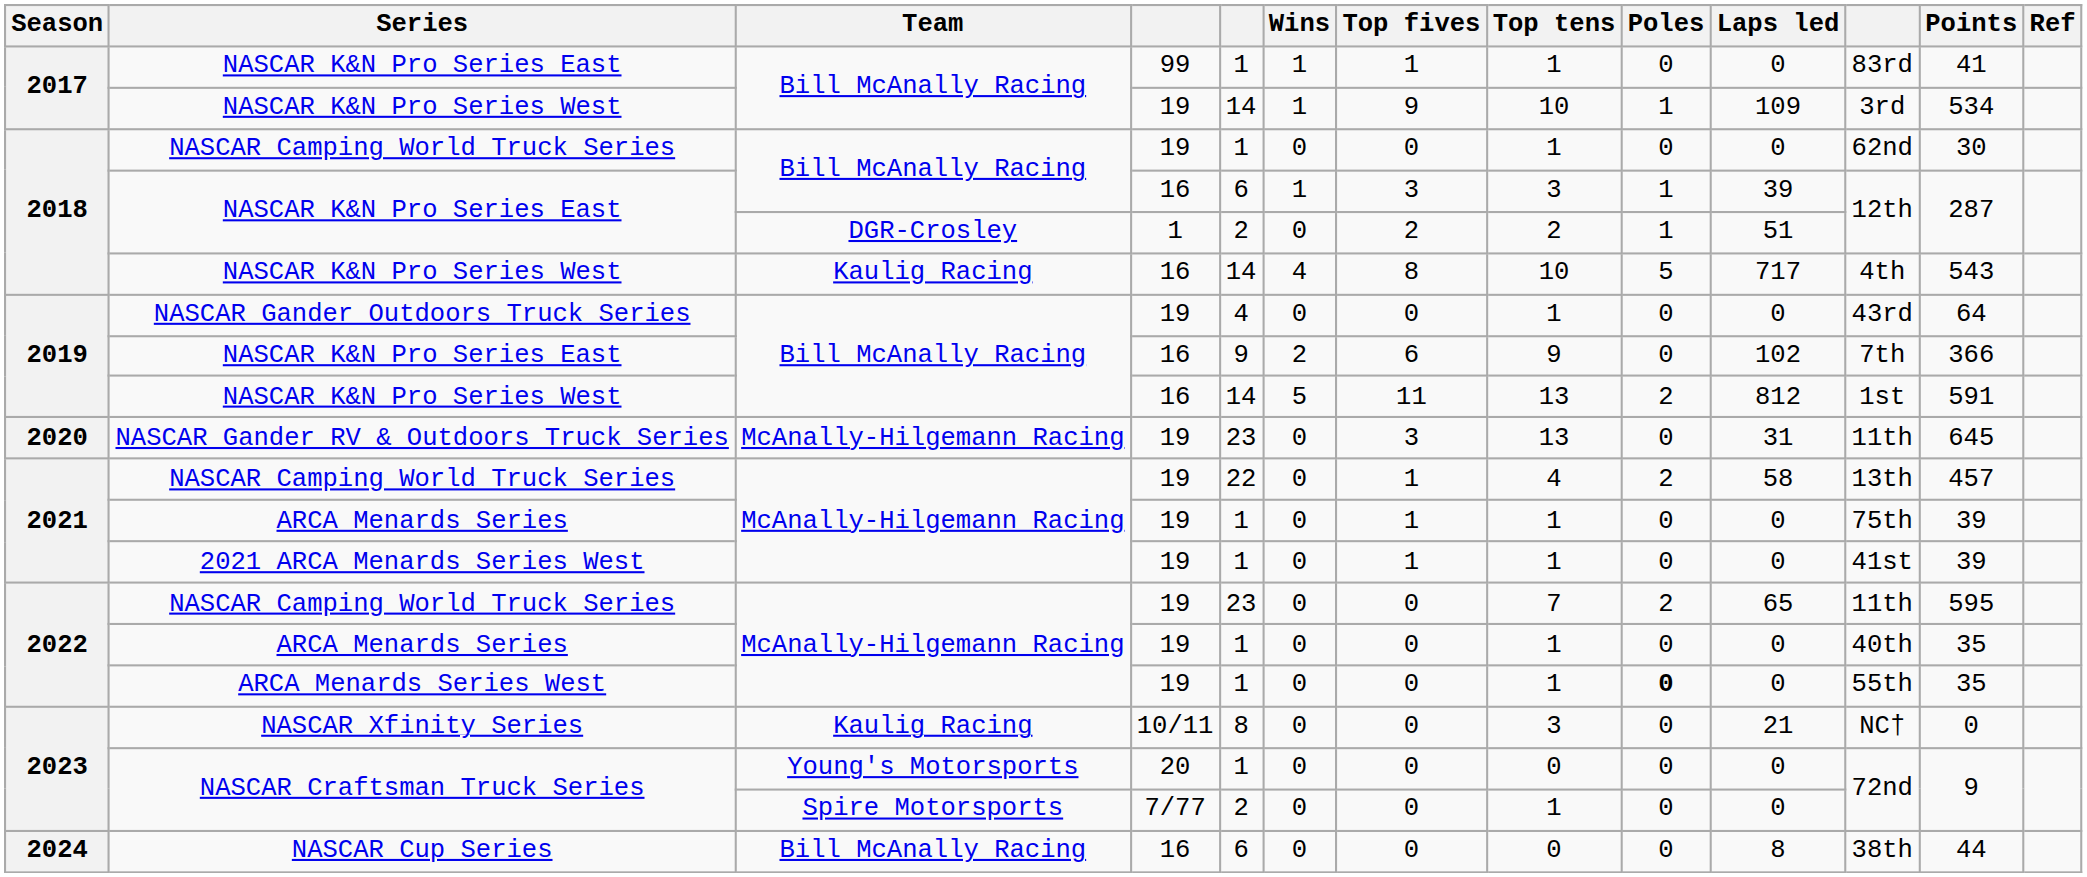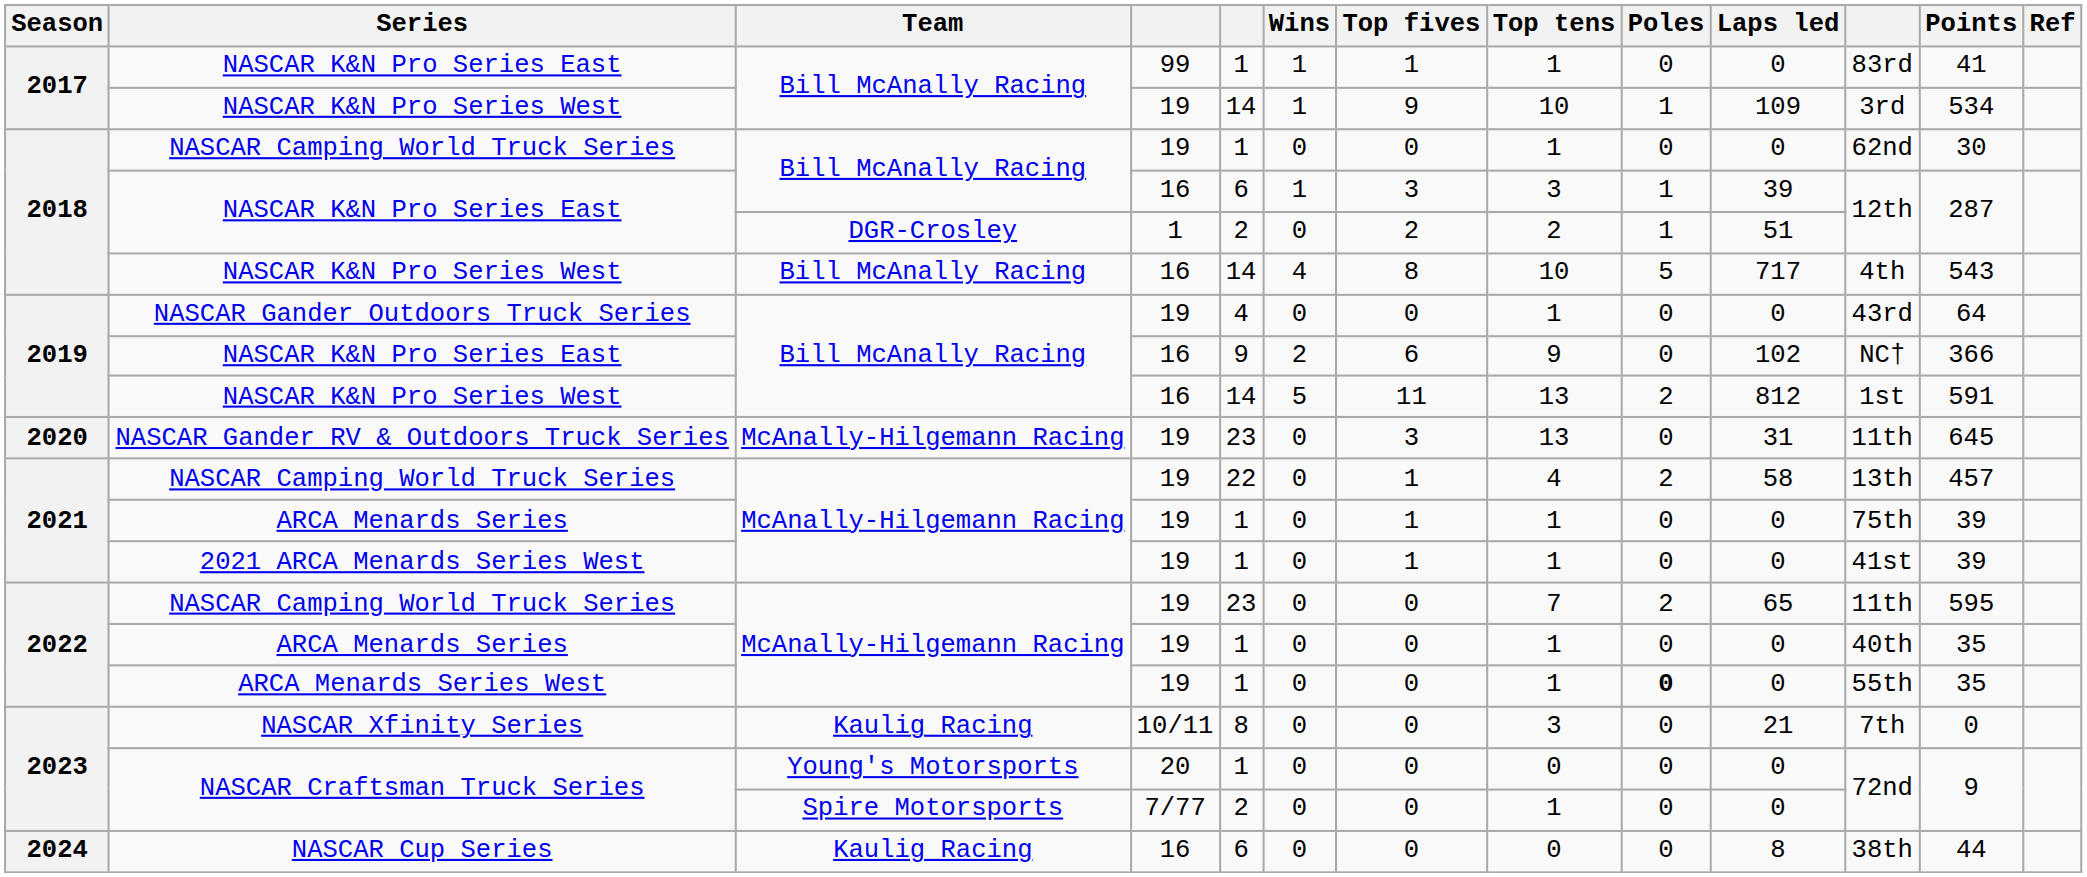(933, 274) Kaulig Racing -> (933, 274) Bill McAnally Racing
(1882, 356) 7th -> (1882, 356) NC†
(1882, 728) NC† -> (1882, 728) 7th
(933, 851) Bill McAnally Racing -> (933, 851) Kaulig Racing
